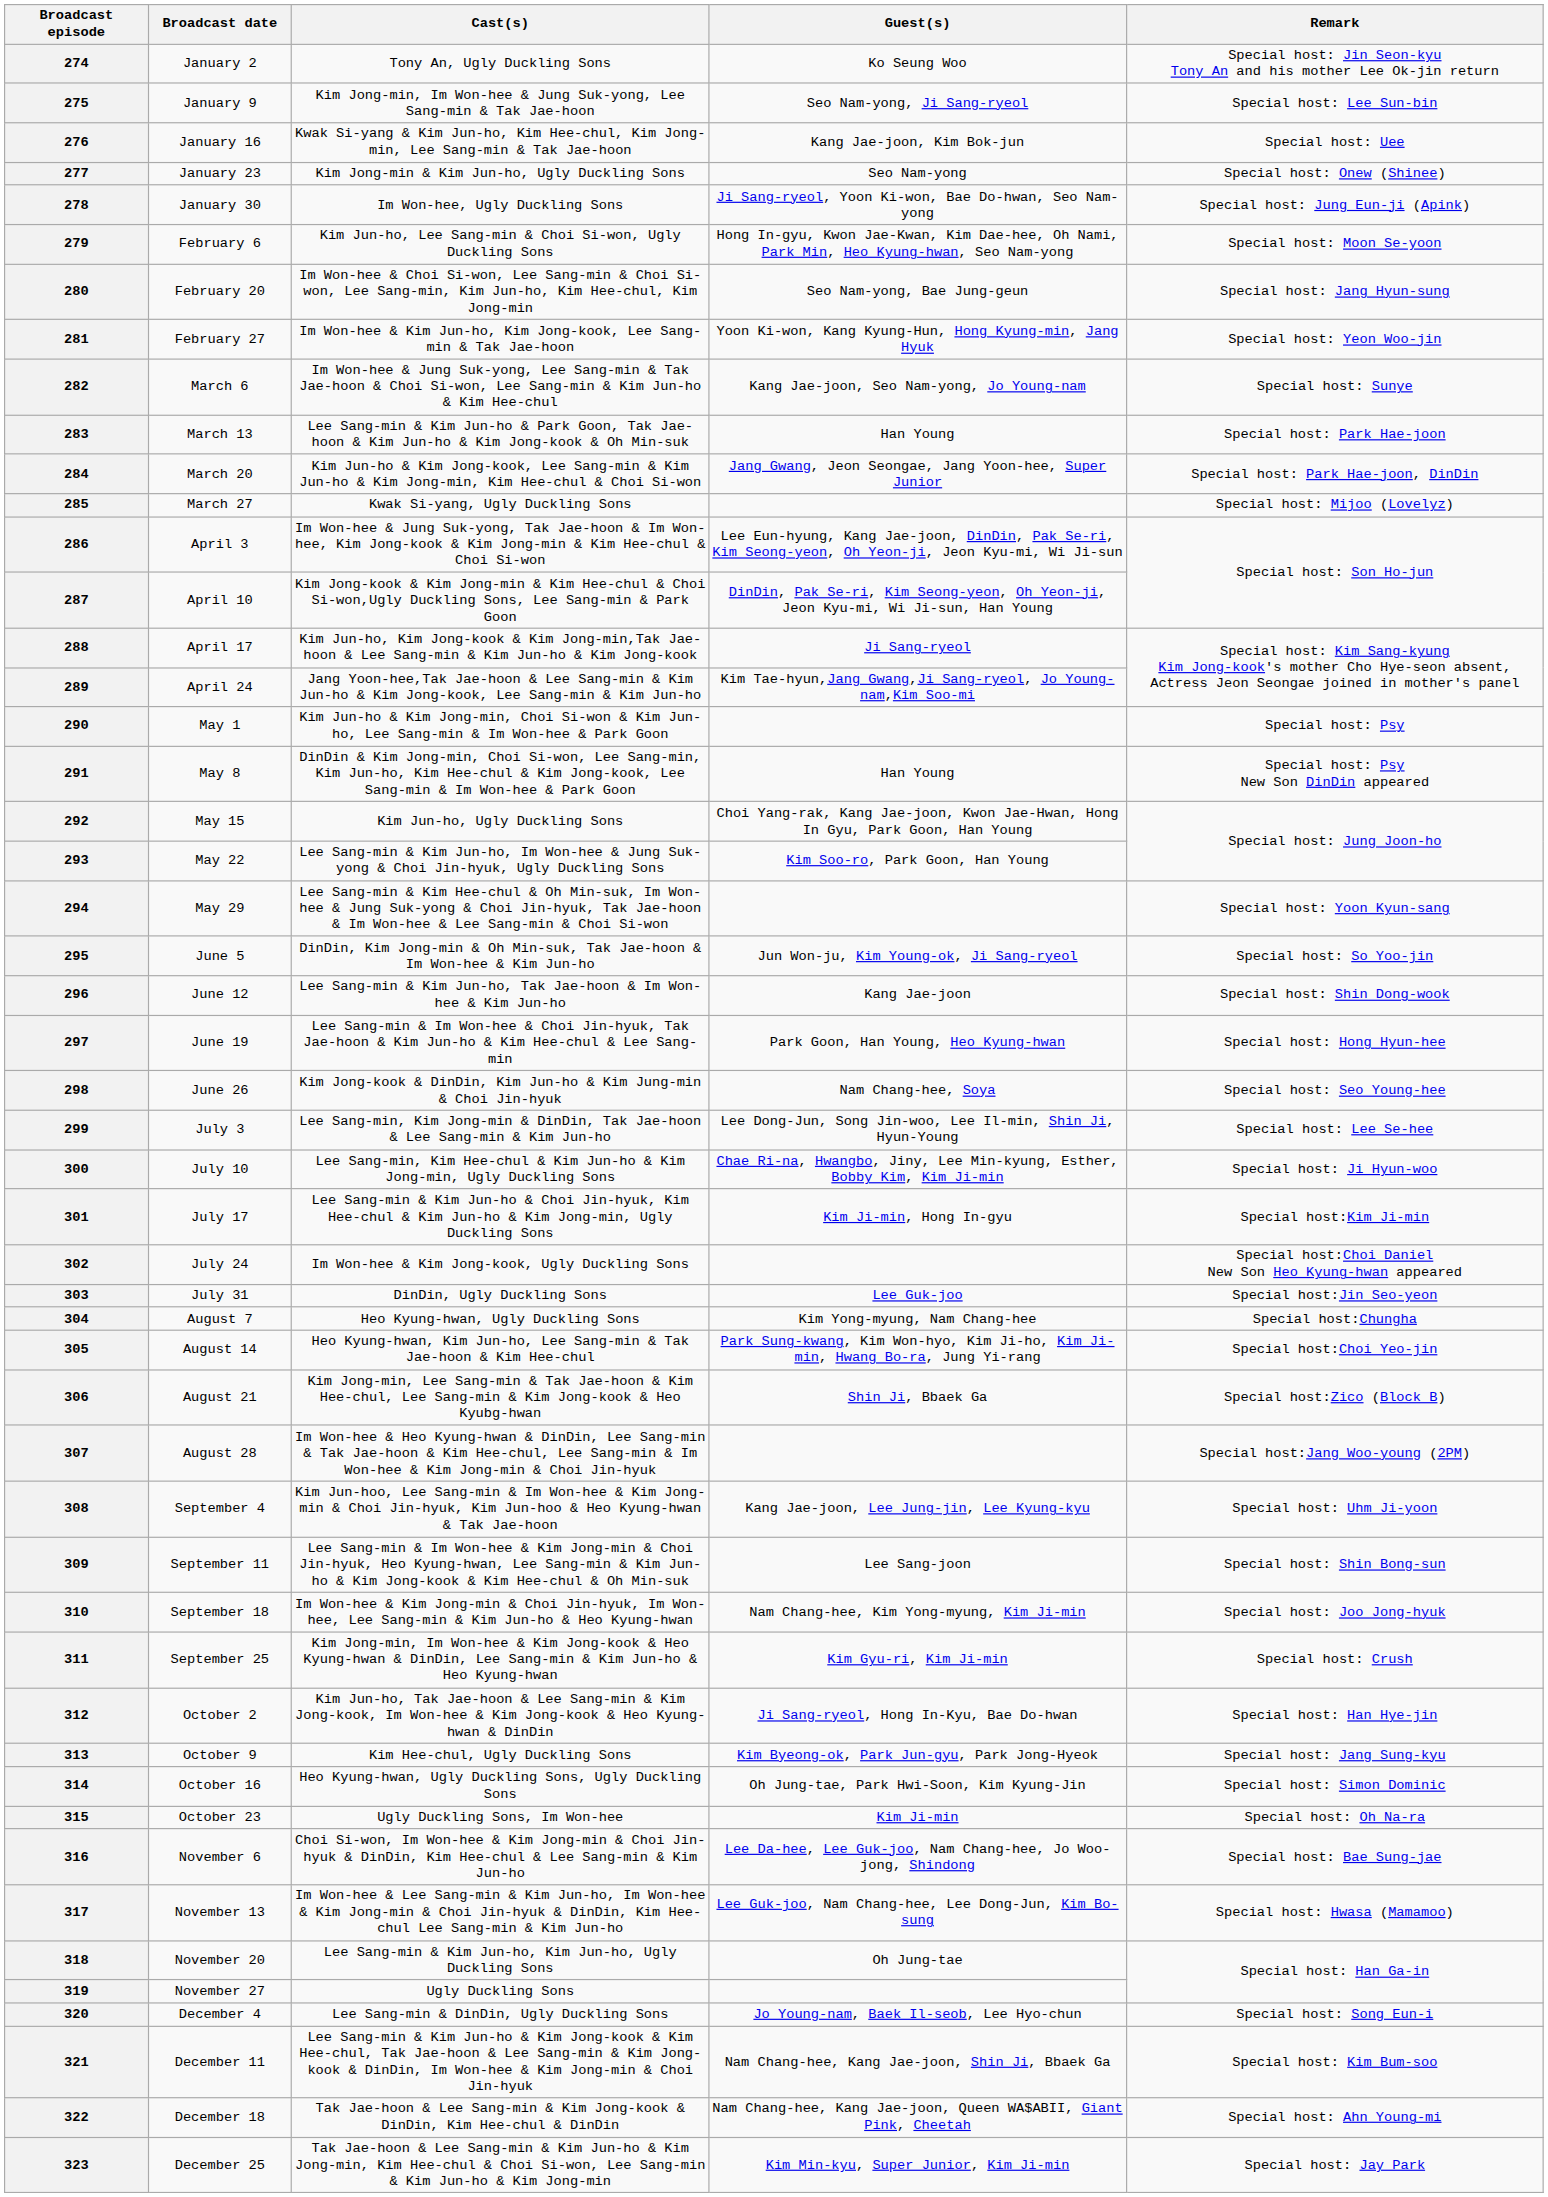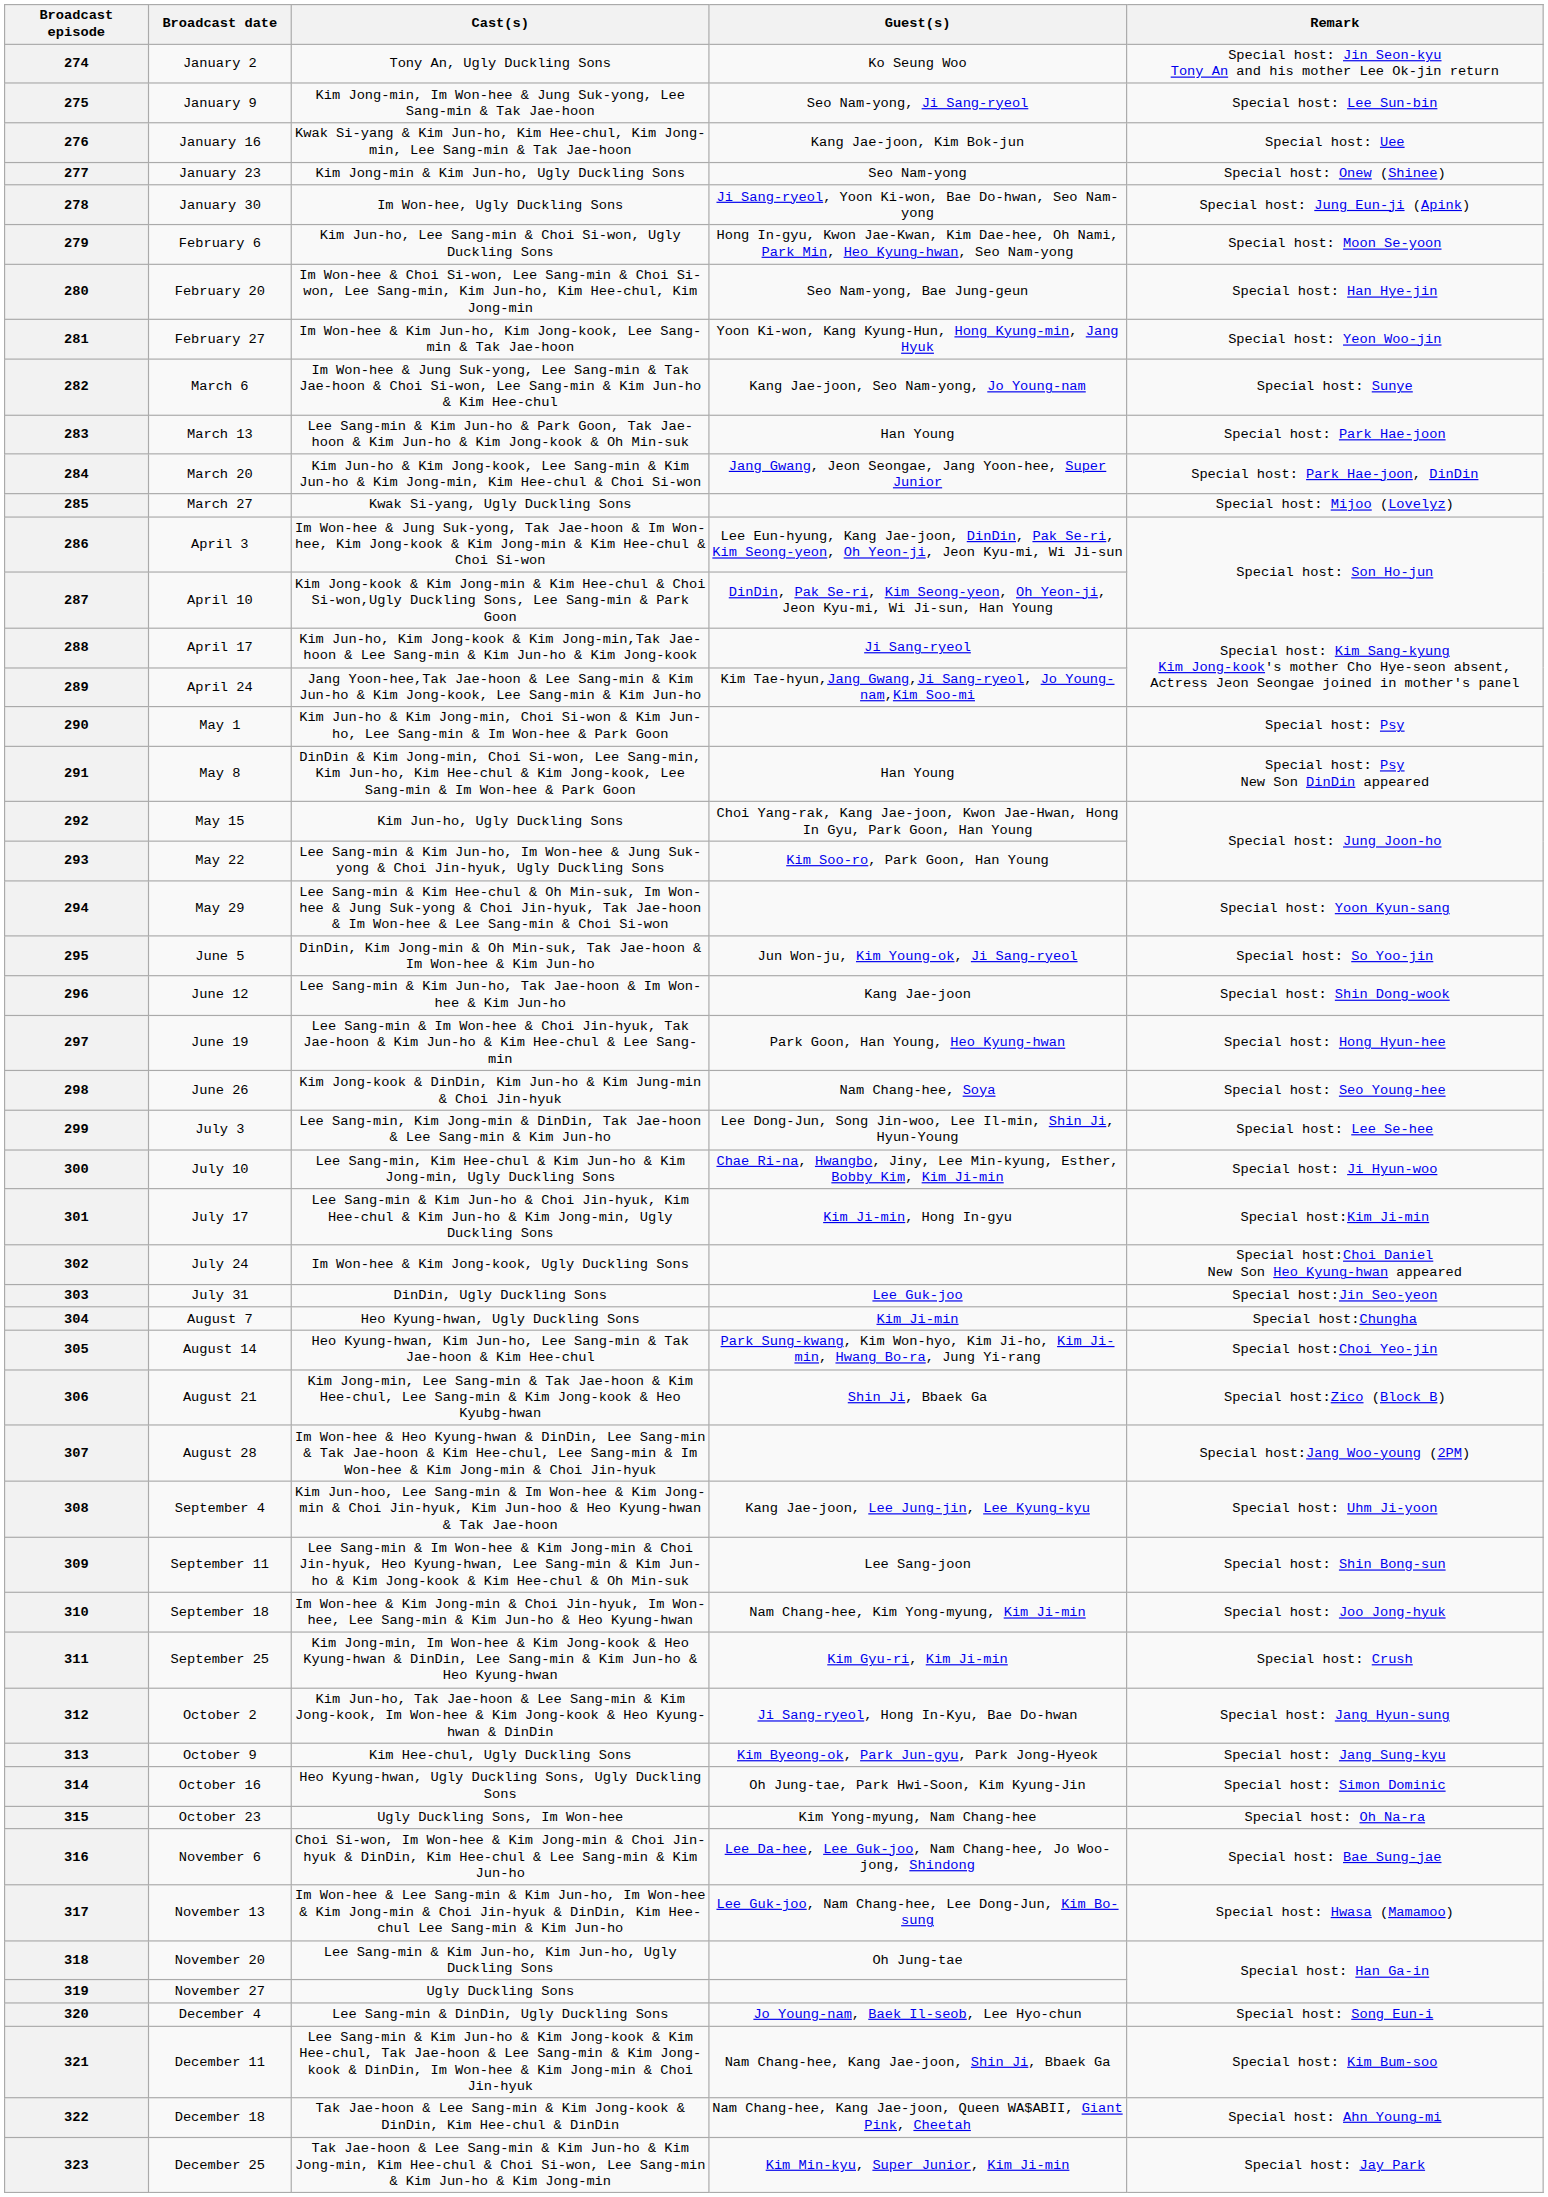(1335, 291) Special host: Jang Hyun-sung -> (1335, 291) Special host: Han Hye-jin
(918, 1318) Kim Yong-myung, Nam Chang-hee -> (918, 1318) Kim Ji-min
(1335, 1715) Special host: Han Hye-jin -> (1335, 1715) Special host: Jang Hyun-sung
(918, 1817) Kim Ji-min -> (918, 1817) Kim Yong-myung, Nam Chang-hee
